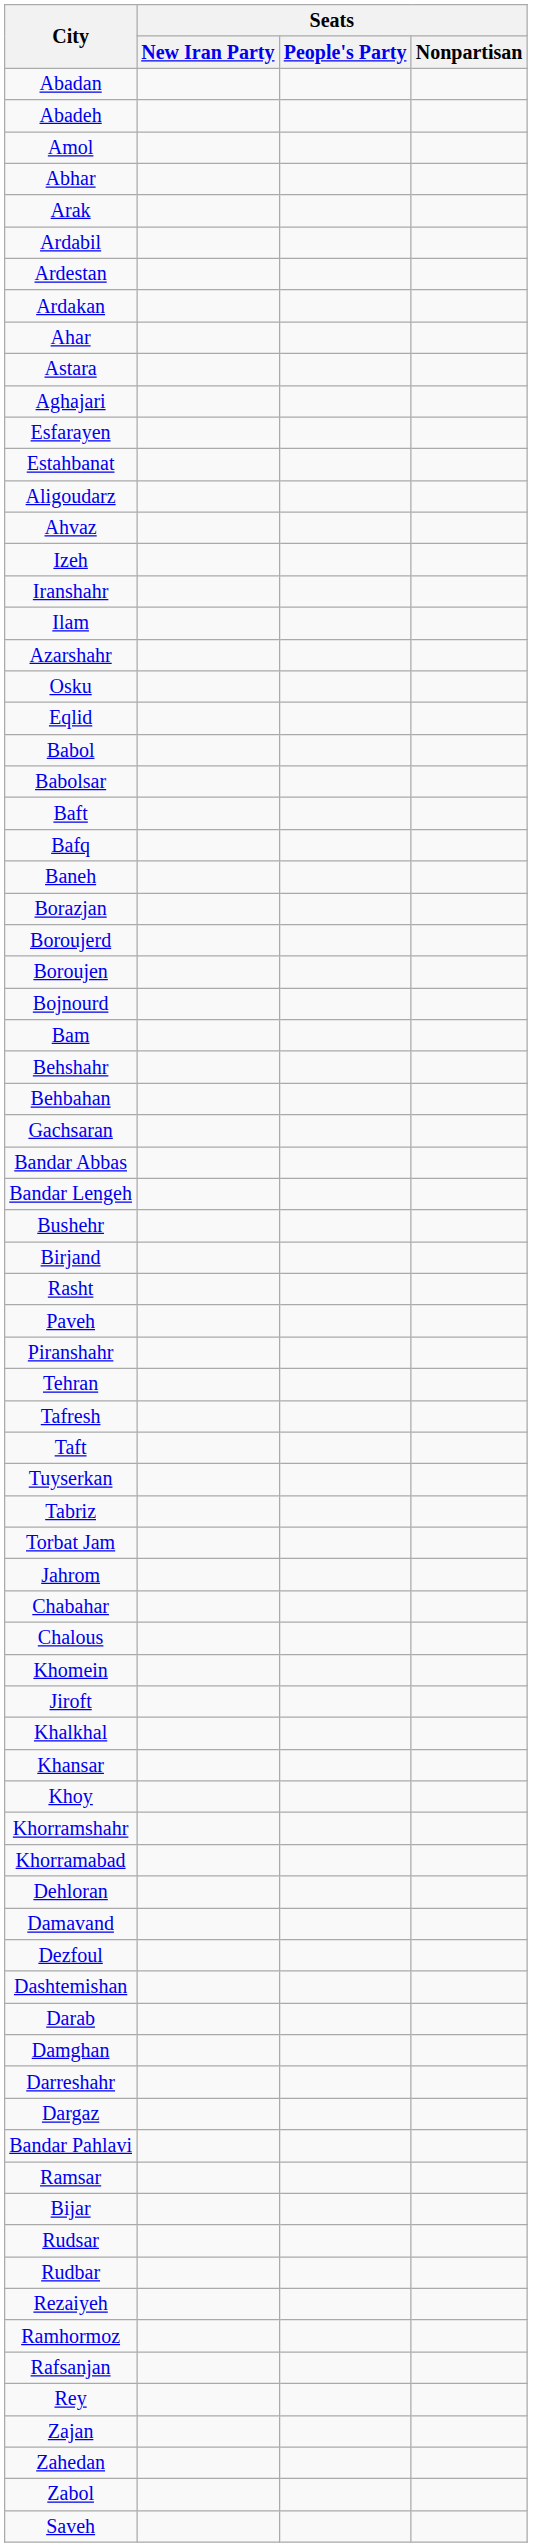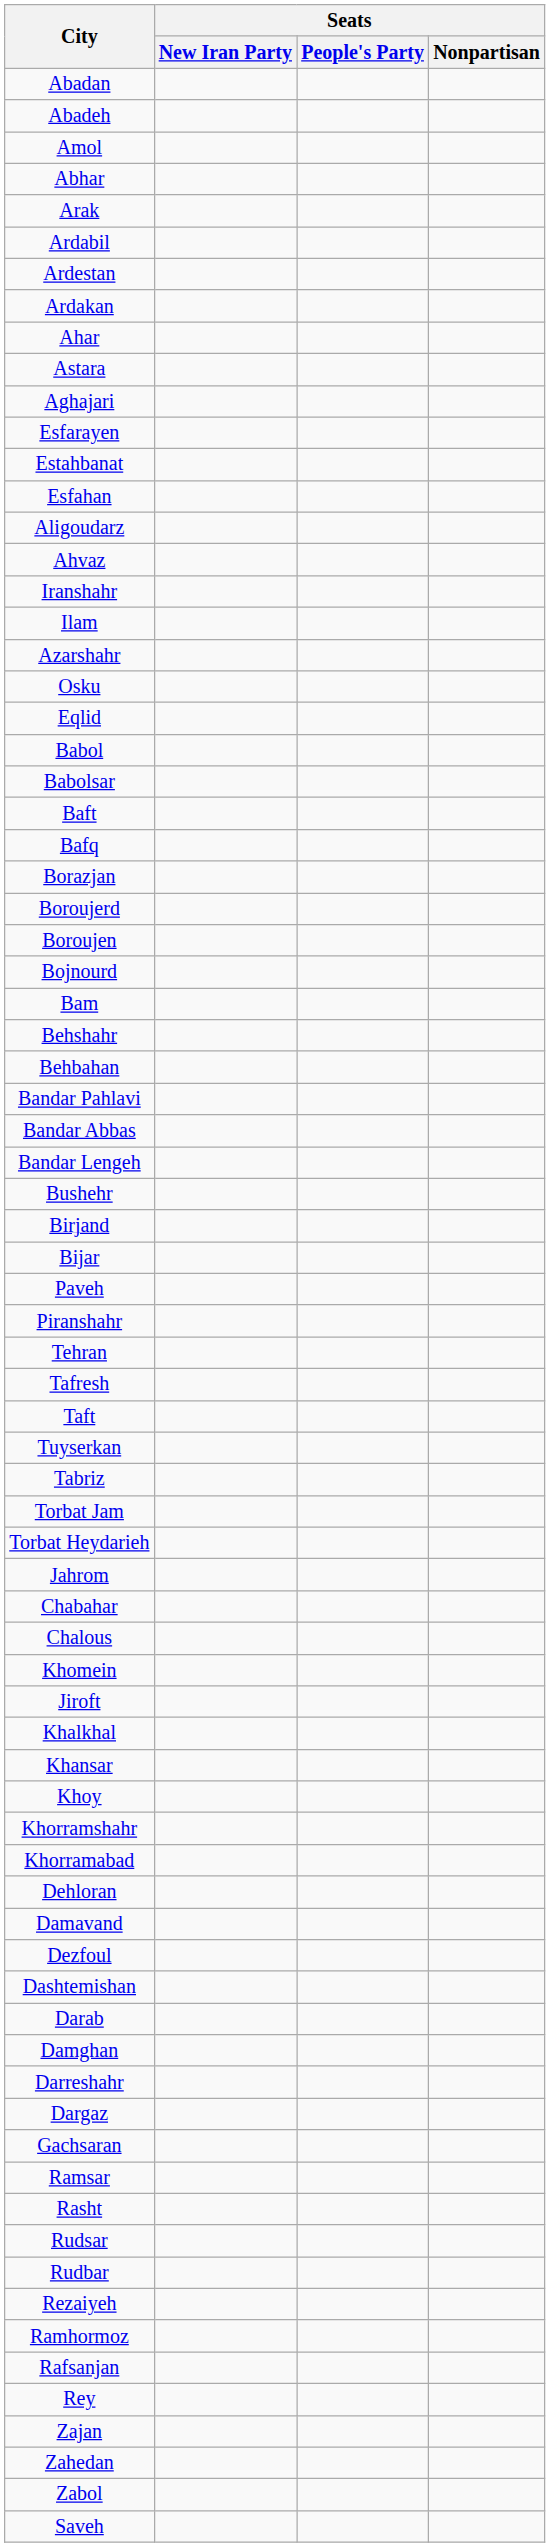+ row: (79, 496)
- row: (71, 559)
- row: (71, 876)
rows swapped: (71, 2145) <-> (71, 1130)
rows swapped: (71, 2208) <-> (71, 1289)
+ row: (79, 1542)
